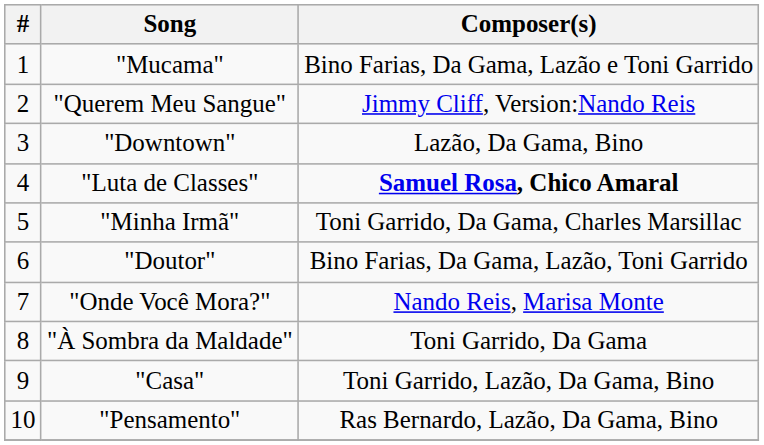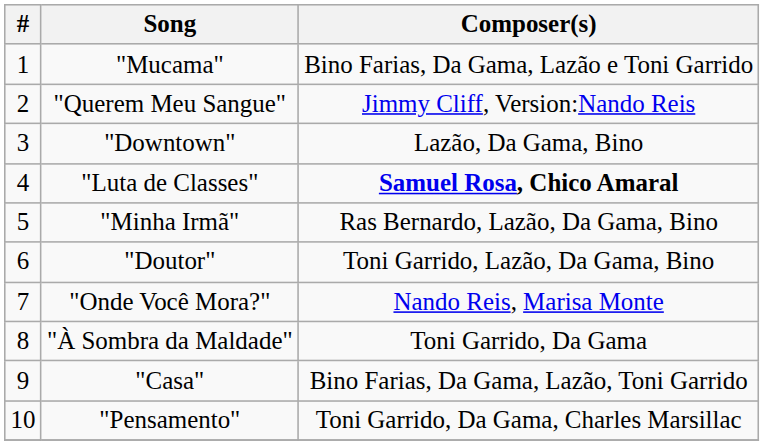(529, 222) Toni Garrido, Da Gama, Charles Marsillac -> (529, 222) Ras Bernardo, Lazão, Da Gama, Bino
(529, 261) Bino Farias, Da Gama, Lazão, Toni Garrido -> (529, 261) Toni Garrido, Lazão, Da Gama, Bino
(529, 380) Toni Garrido, Lazão, Da Gama, Bino -> (529, 380) Bino Farias, Da Gama, Lazão, Toni Garrido
(529, 420) Ras Bernardo, Lazão, Da Gama, Bino -> (529, 420) Toni Garrido, Da Gama, Charles Marsillac
